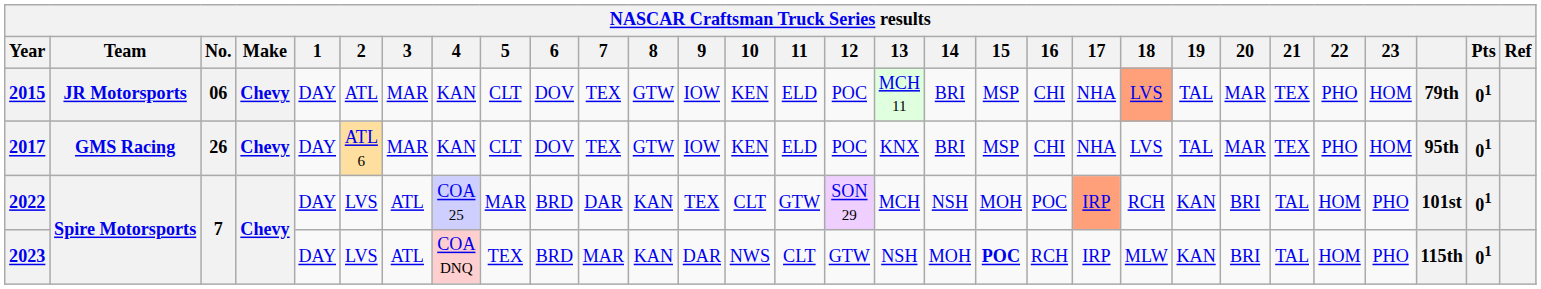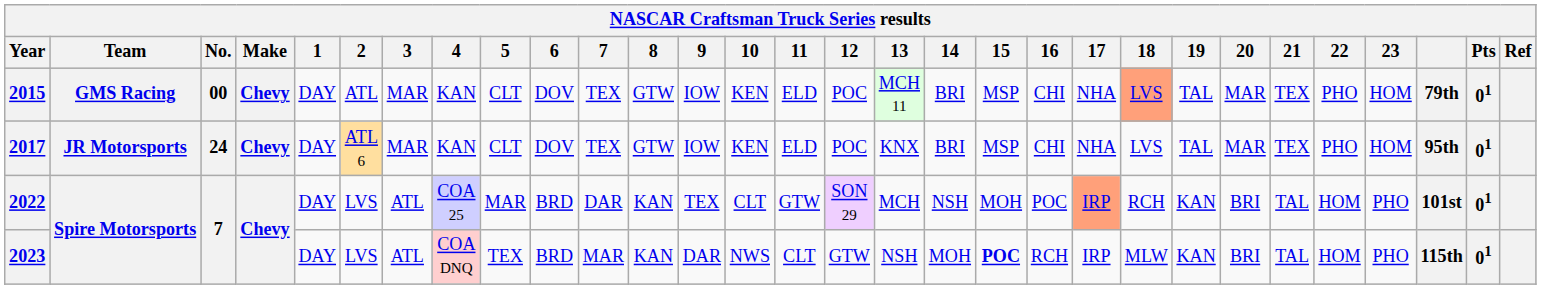(125, 94) JR Motorsports -> (125, 94) GMS Racing
(218, 94) 06 -> (218, 94) 00
(125, 148) GMS Racing -> (125, 148) JR Motorsports
(218, 148) 26 -> (218, 148) 24
